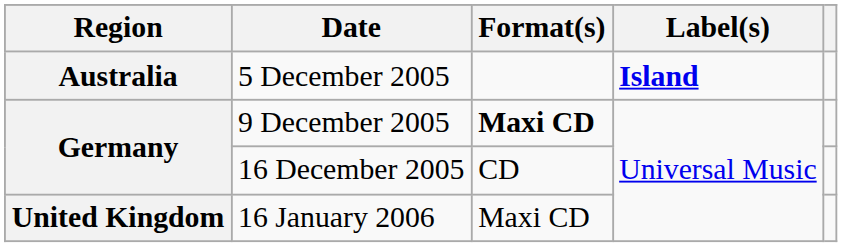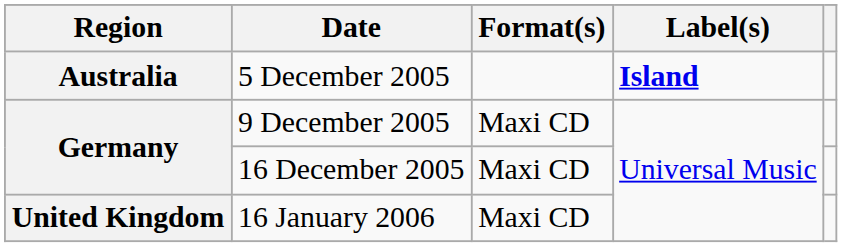(536, 122) bold -> (534, 122) normal
(499, 169) CD -> (534, 169) Maxi CD
